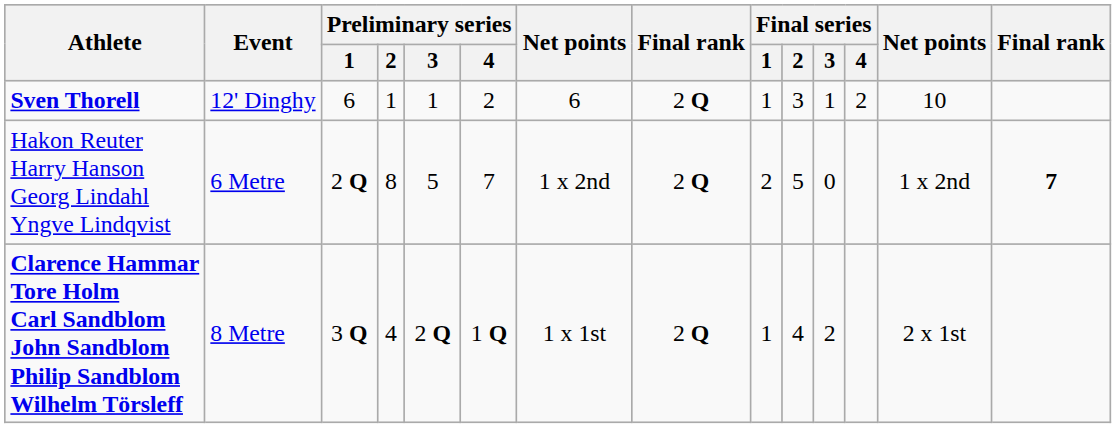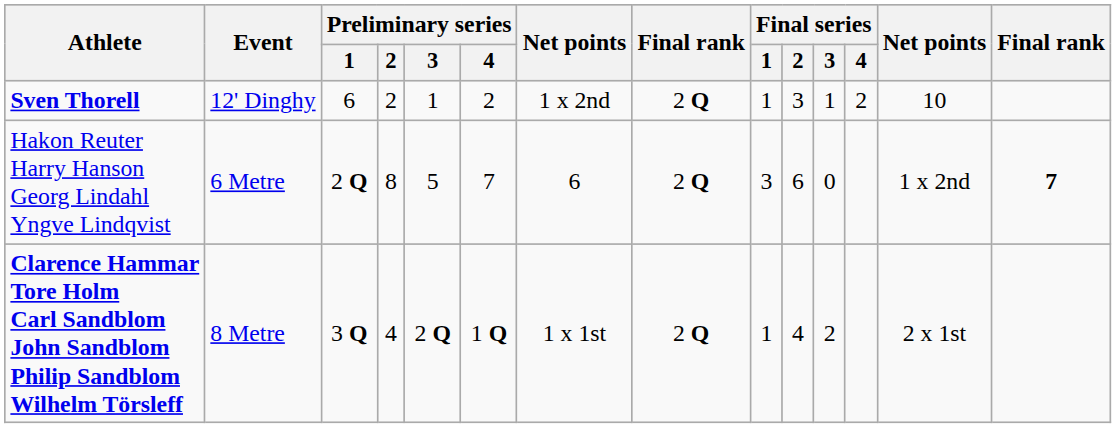(391, 100) 1 -> (391, 100) 2
(574, 100) 6 -> (574, 100) 1 x 2nd
(574, 182) 1 x 2nd -> (574, 182) 6
(766, 182) 2 -> (766, 182) 3
(798, 182) 5 -> (798, 182) 6
